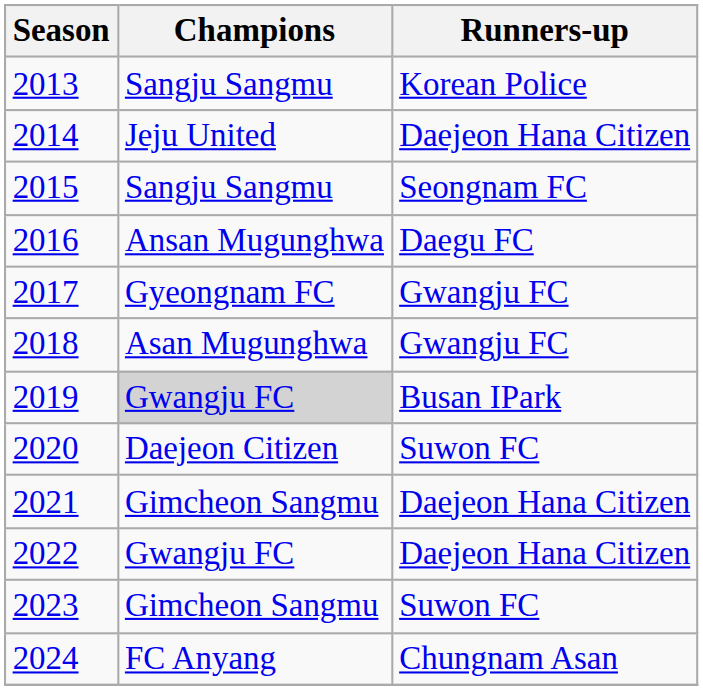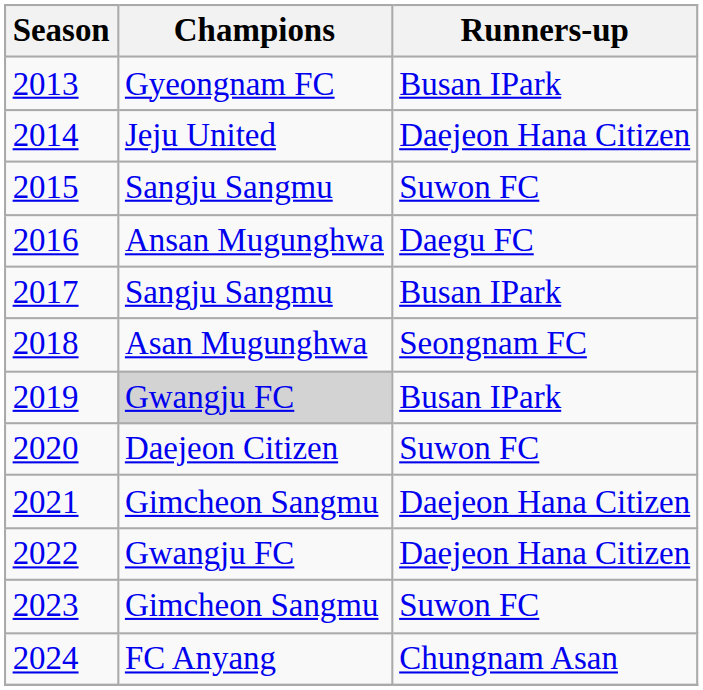(229, 82) Sangju Sangmu -> (230, 82) Gyeongnam FC
(493, 82) Korean Police -> (480, 82) Busan IPark
(493, 187) Seongnam FC -> (469, 187) Suwon FC
(230, 291) Gyeongnam FC -> (229, 291) Sangju Sangmu
(484, 291) Gwangju FC -> (480, 291) Busan IPark
(484, 344) Gwangju FC -> (493, 344) Seongnam FC
